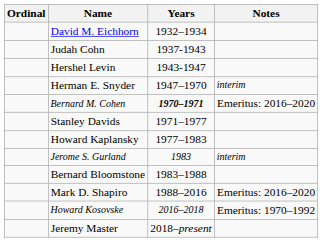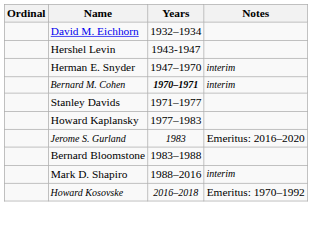- row: (78, 49)
(266, 103) Emeritus: 2016–2020 -> (221, 84) interim
(231, 157) interim -> (256, 138) Emeritus: 2016–2020
(266, 192) Emeritus: 2016–2020 -> (221, 174) interim
- row: (84, 228)
